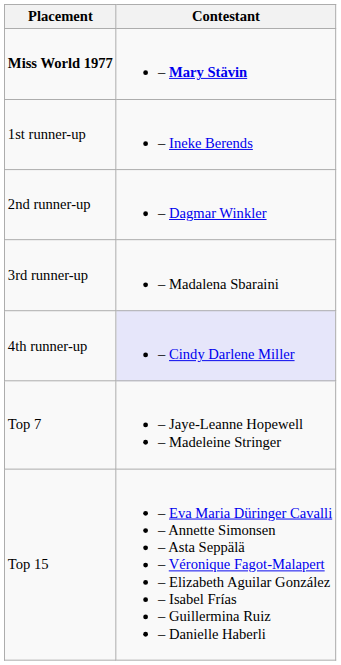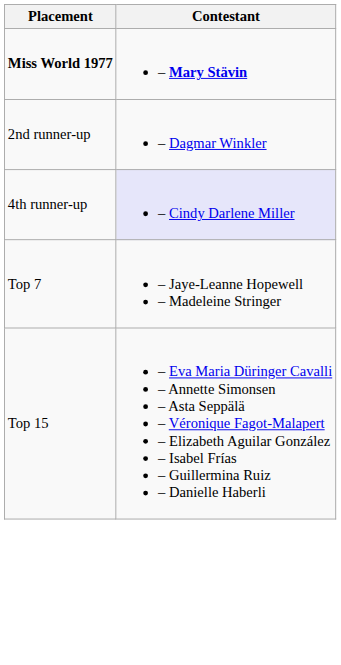- row: (47, 134)
- row: (48, 275)
